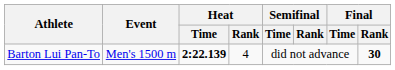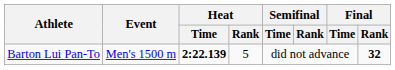(246, 54) 4 -> (246, 54) 5
(374, 54) 30 -> (374, 54) 32
